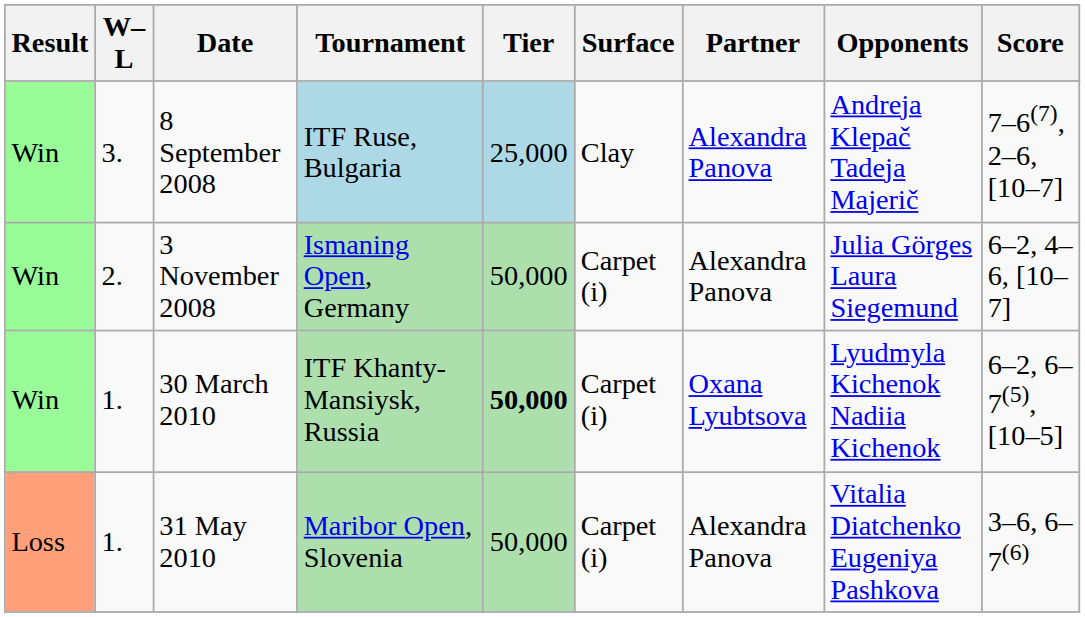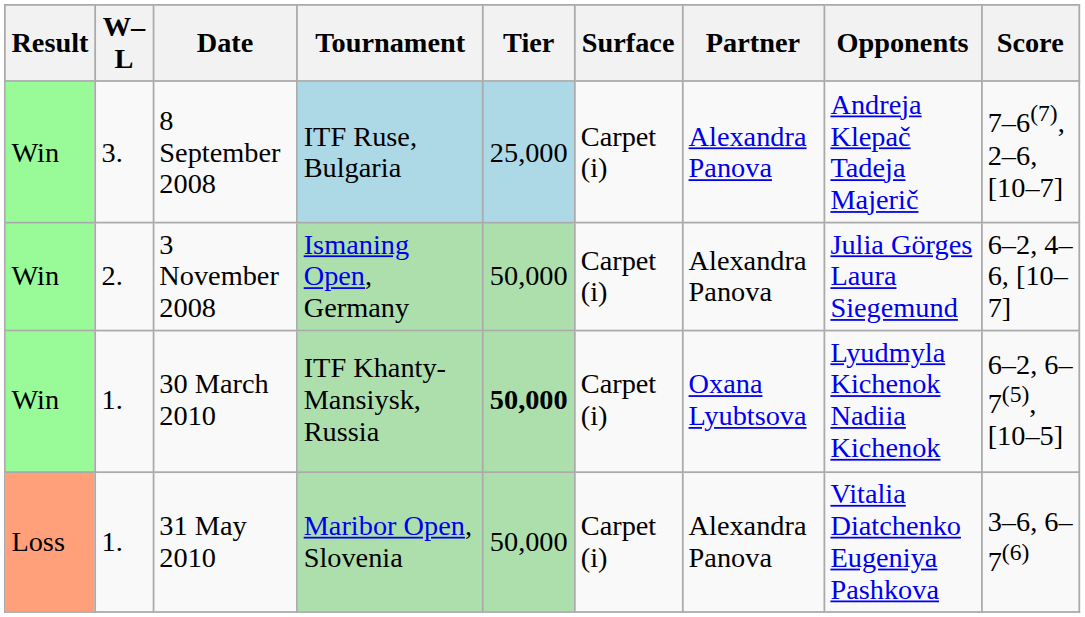(607, 151) Clay -> (618, 151) Carpet (i)
